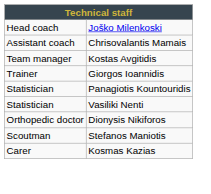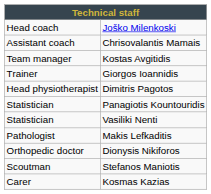+ row: (138, 89)
+ row: (137, 135)
